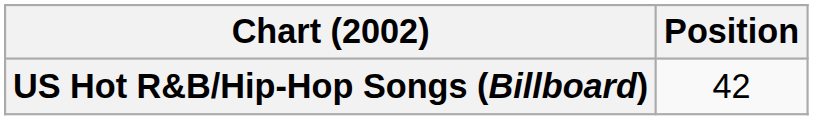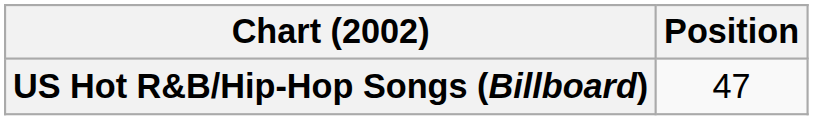(732, 85) 42 -> (732, 85) 47
